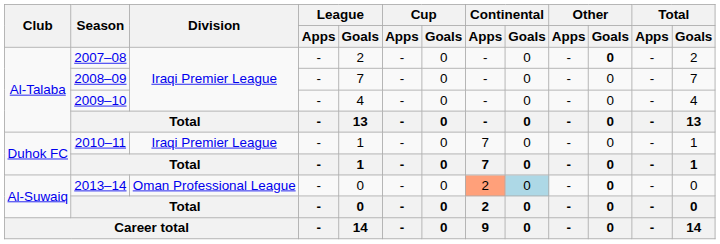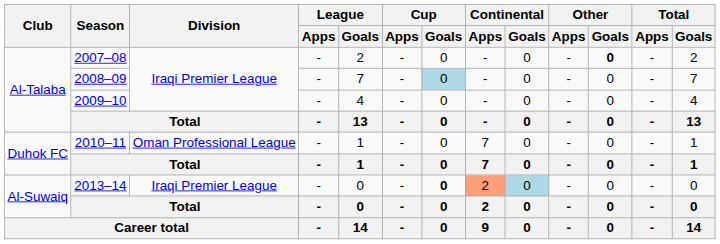(444, 79) no background -> (444, 79) lightblue background
(214, 143) Iraqi Premier League -> (214, 143) Oman Professional League
(214, 185) Oman Professional League -> (214, 185) Iraqi Premier League
(444, 185) normal -> (444, 185) bold
(610, 185) bold -> (610, 185) normal
